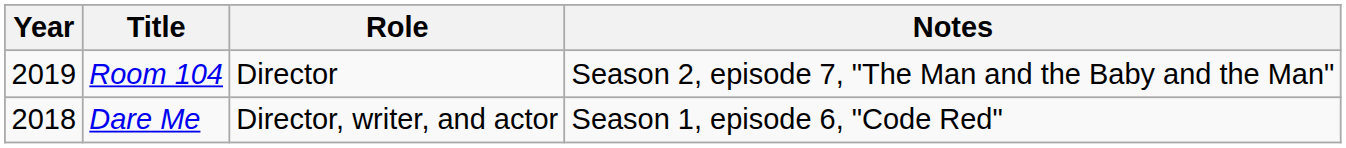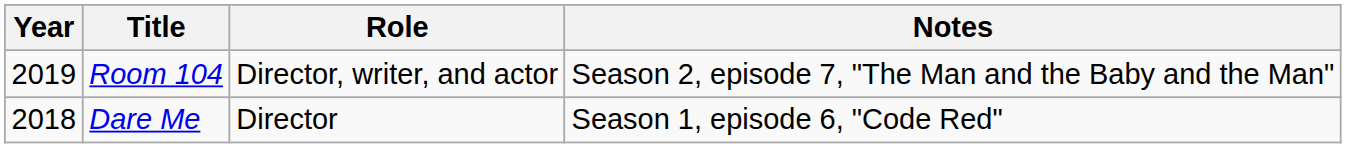(287, 73) Director -> (397, 73) Director, writer, and actor
(397, 119) Director, writer, and actor -> (287, 119) Director
